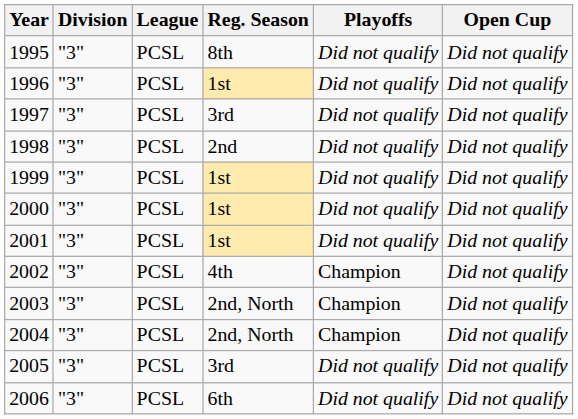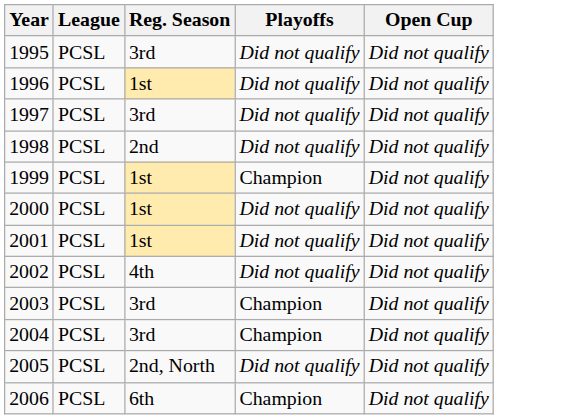- column: (93, 20)
(220, 51) 8th -> (142, 51) 3rd
(378, 177) Did not qualify -> (281, 177) Champion
(359, 271) Champion -> (300, 271) Did not qualify
(250, 303) 2nd, North -> (142, 303) 3rd
(250, 334) 2nd, North -> (142, 334) 3rd
(221, 366) 3rd -> (172, 366) 2nd, North
(378, 397) Did not qualify -> (281, 397) Champion
